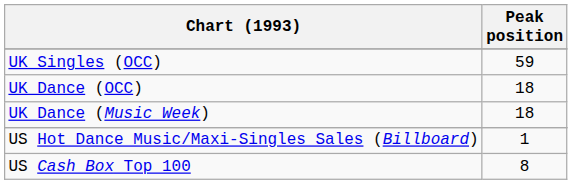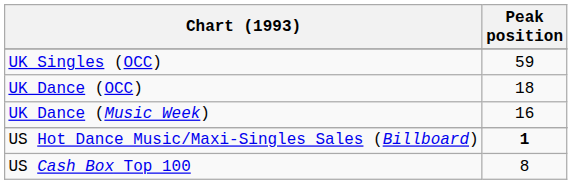(525, 114) 18 -> (525, 114) 16
(525, 140) normal -> (525, 140) bold
